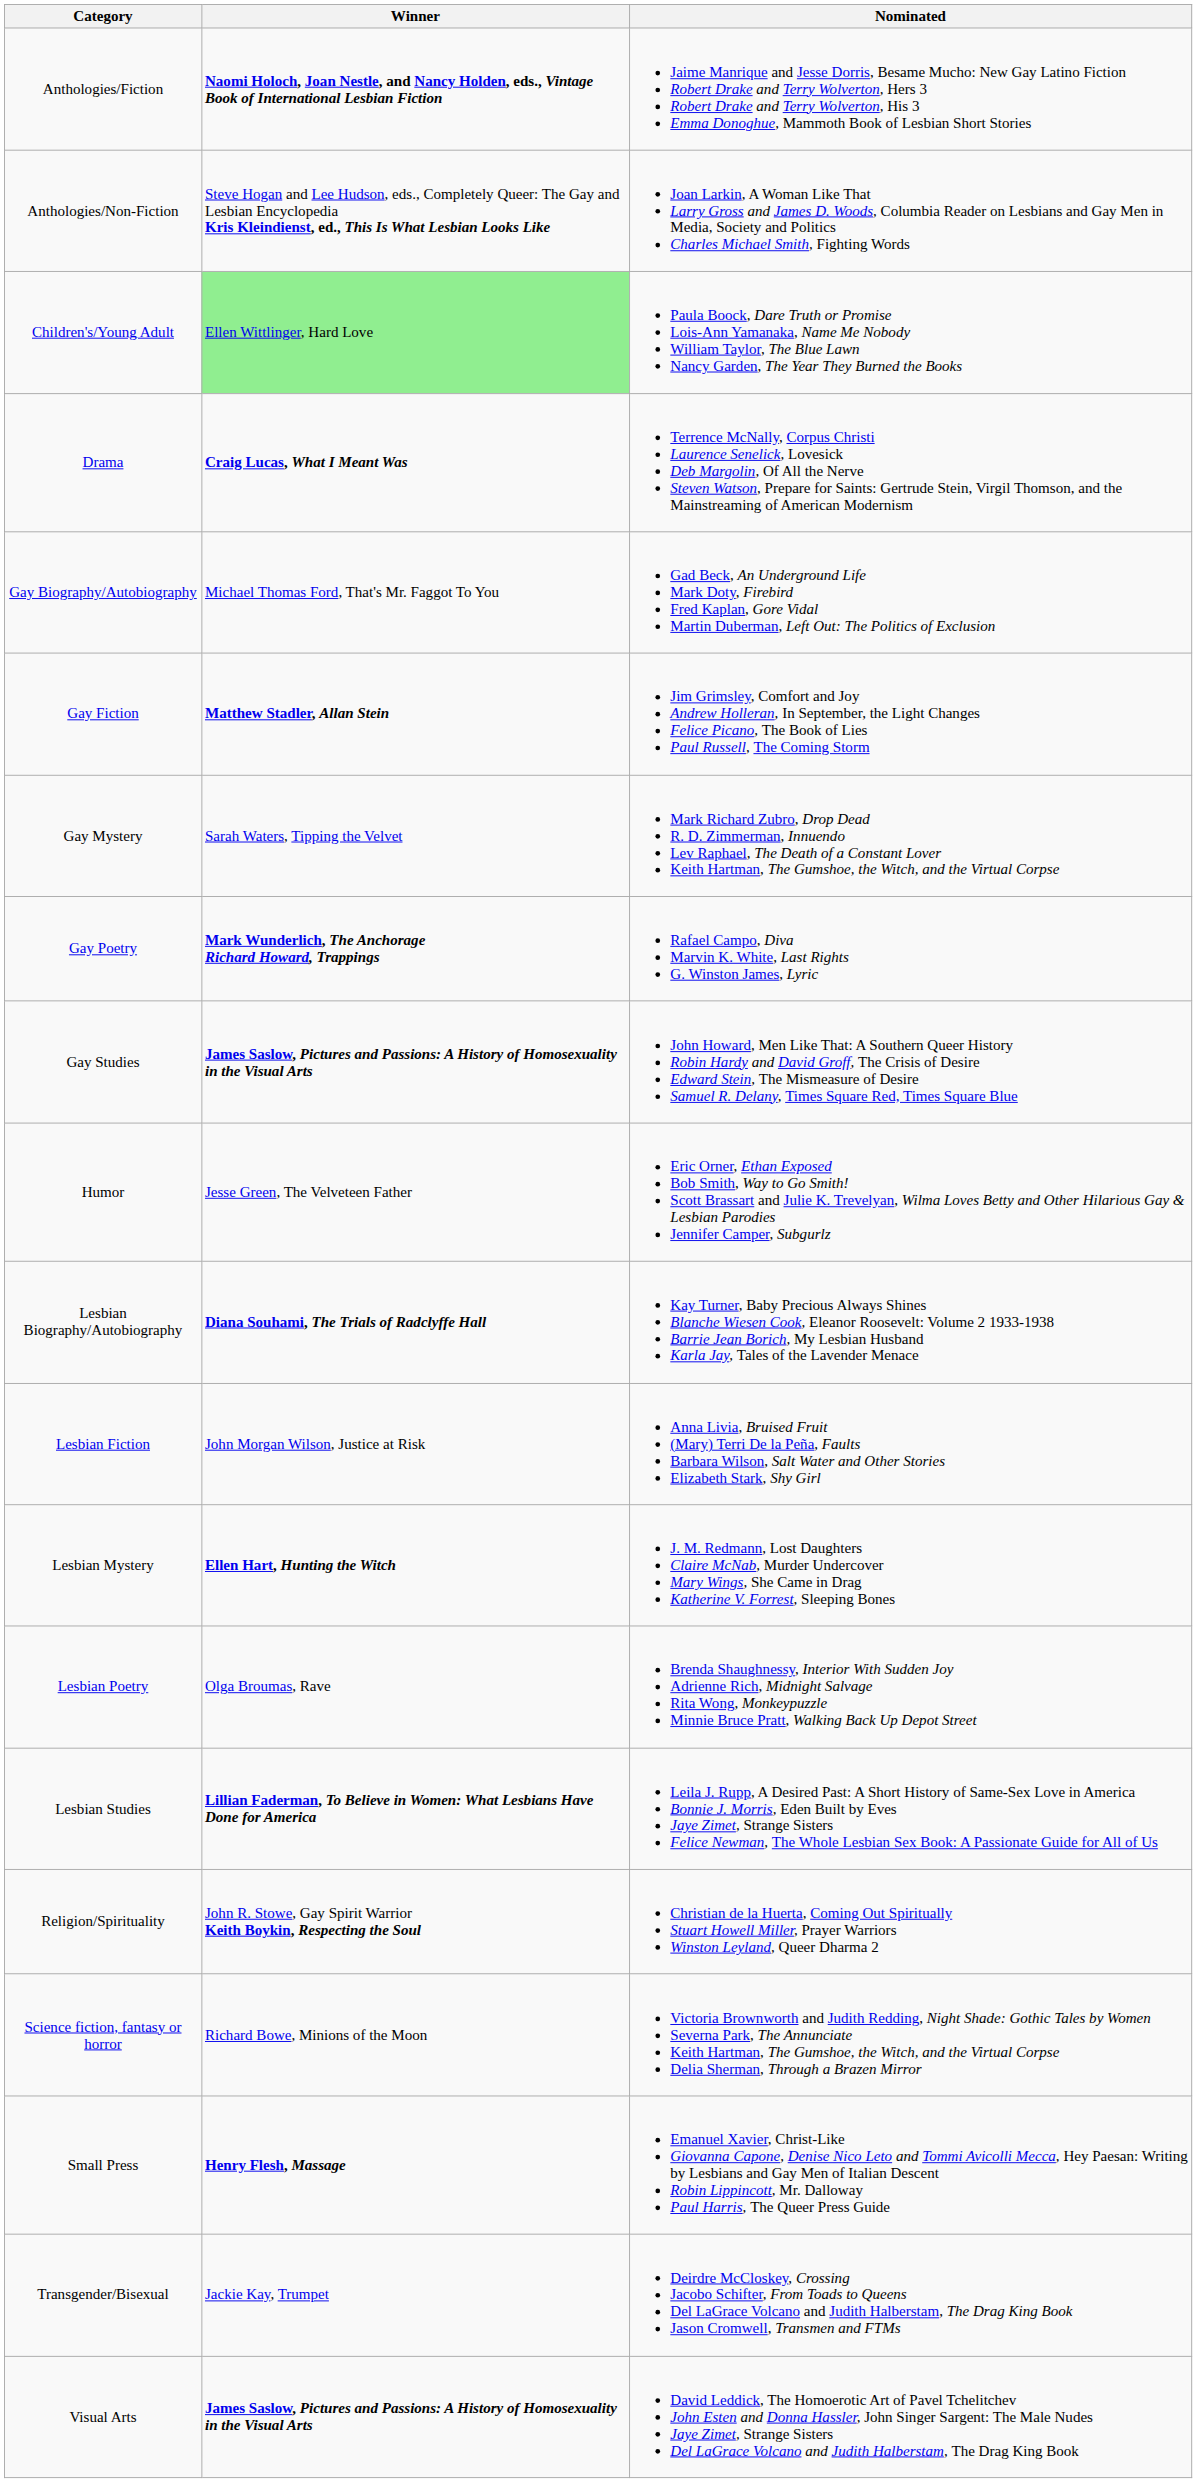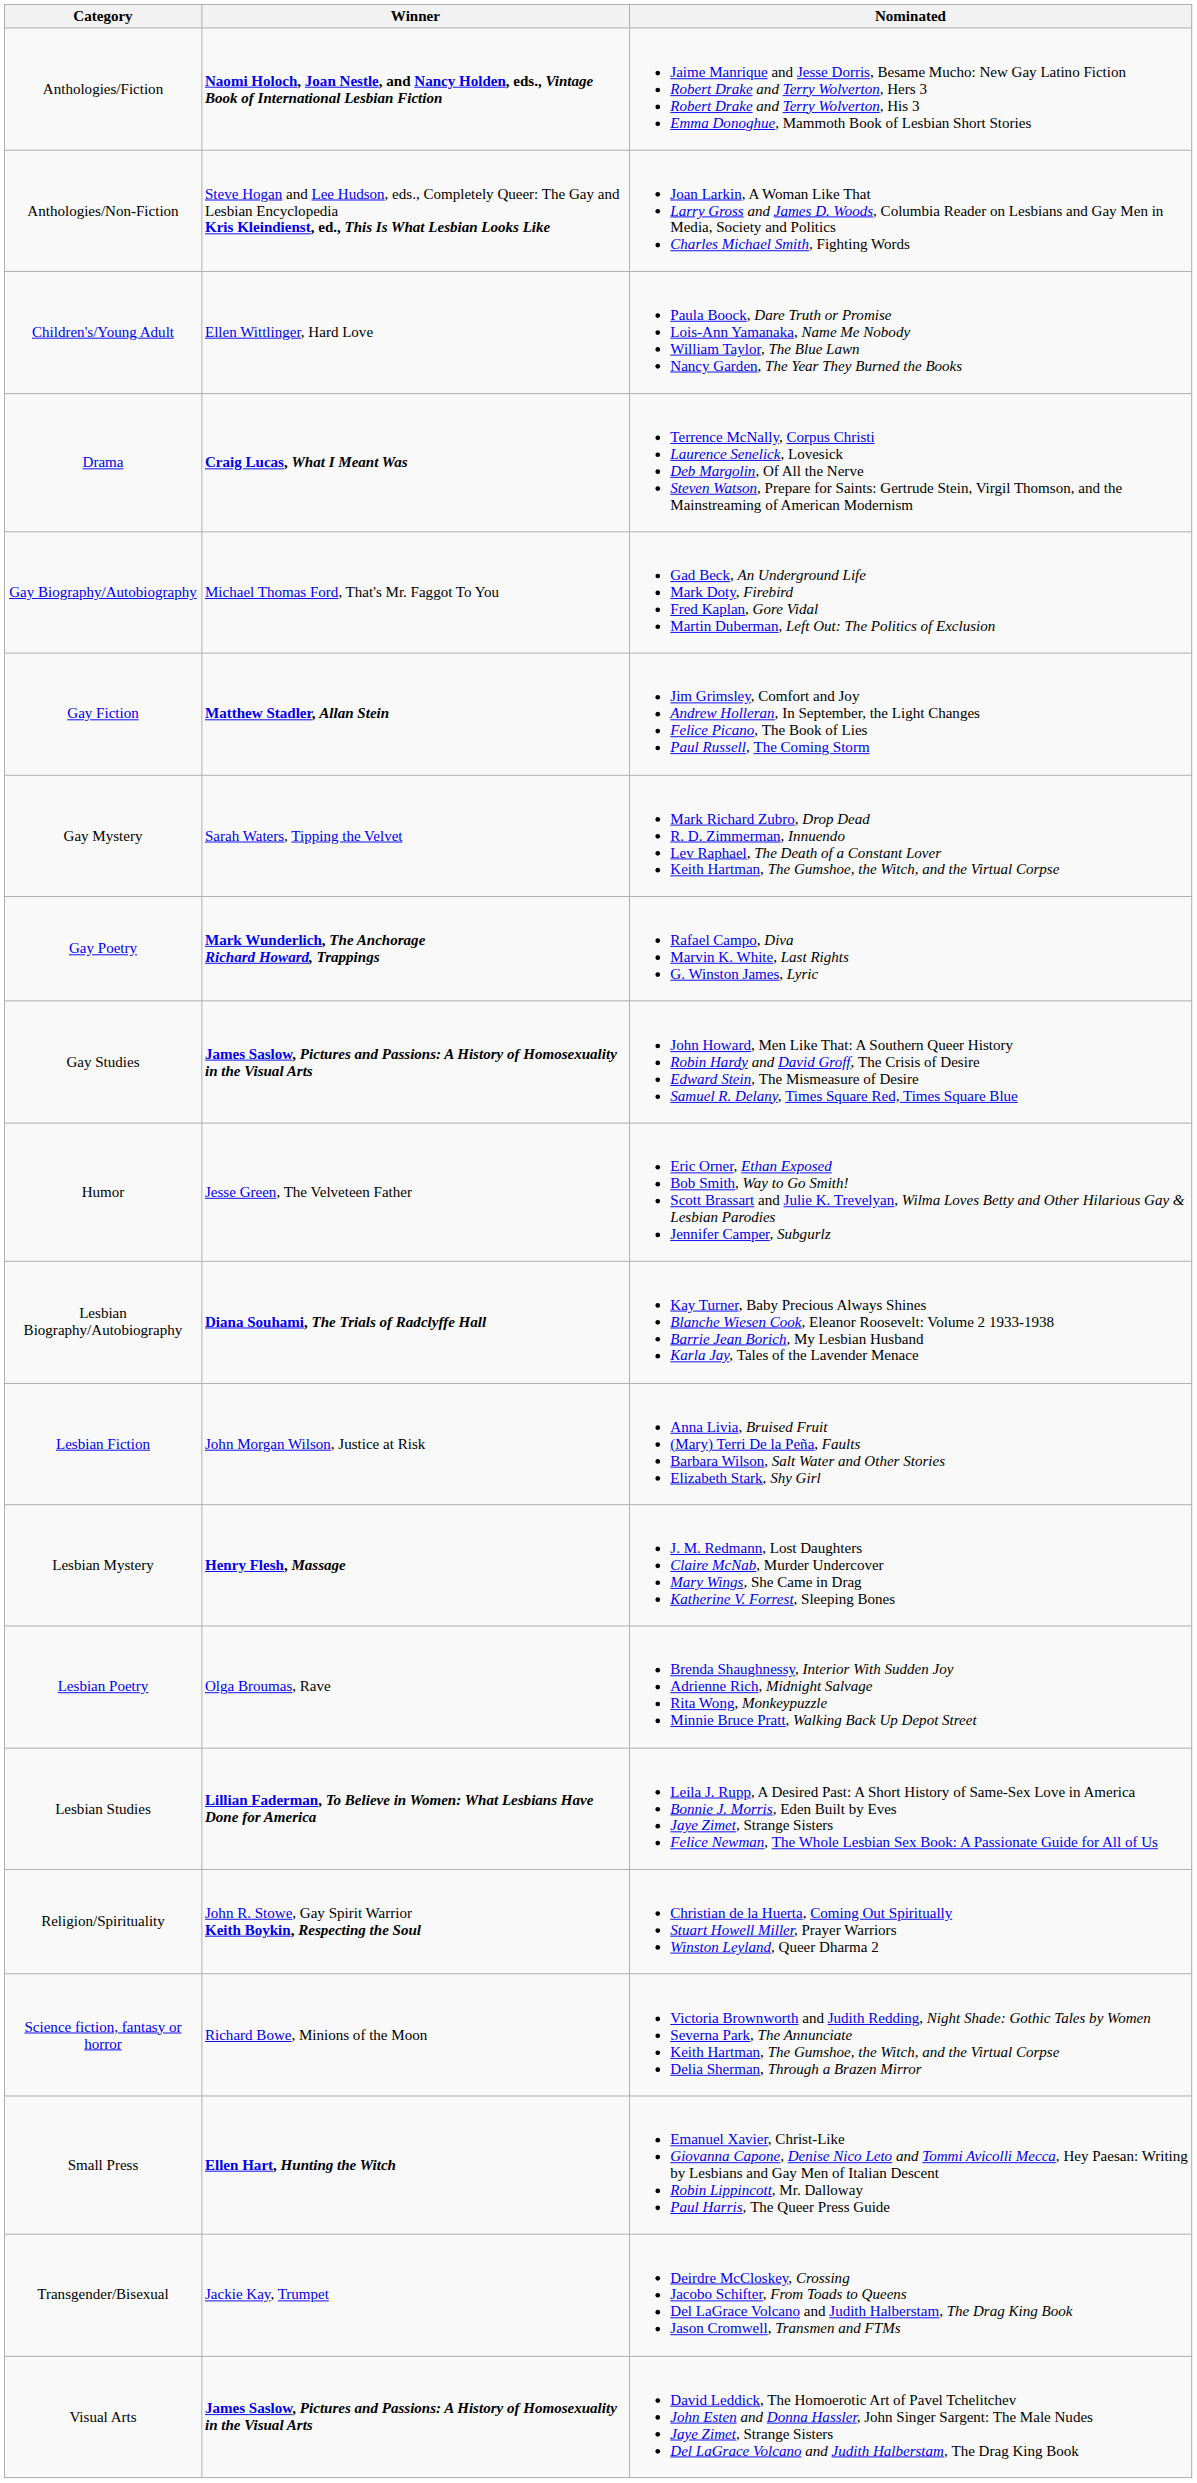(289, 332) lightgreen background -> (289, 332) no background
(300, 1565) Ellen Hart, Hunting the Witch -> (275, 1565) Henry Flesh, Massage
(275, 2165) Henry Flesh, Massage -> (300, 2165) Ellen Hart, Hunting the Witch
